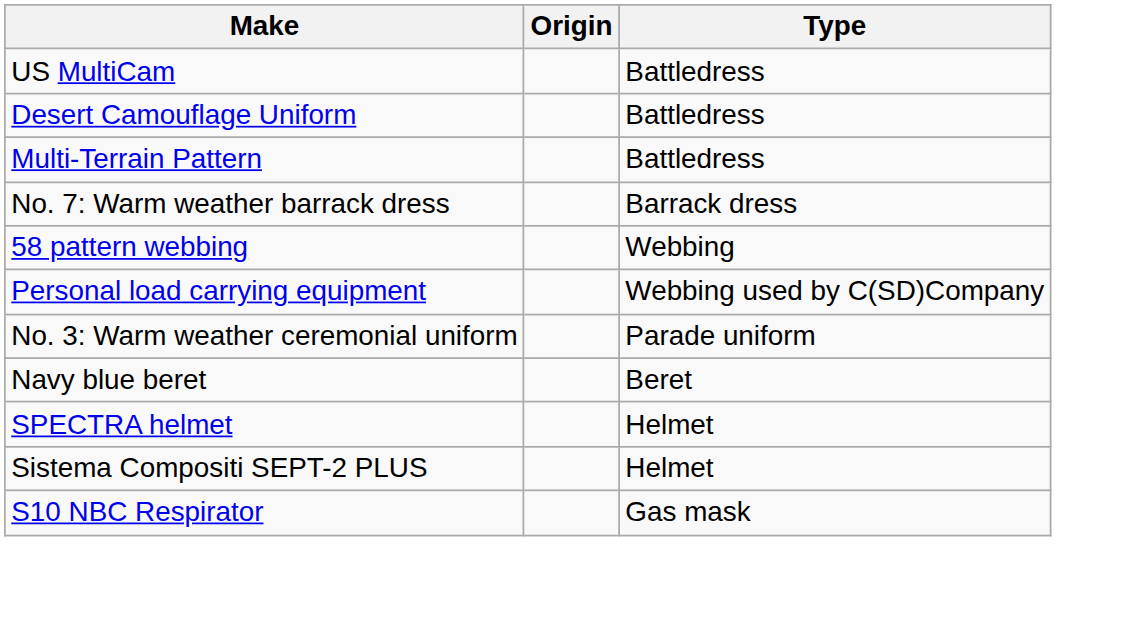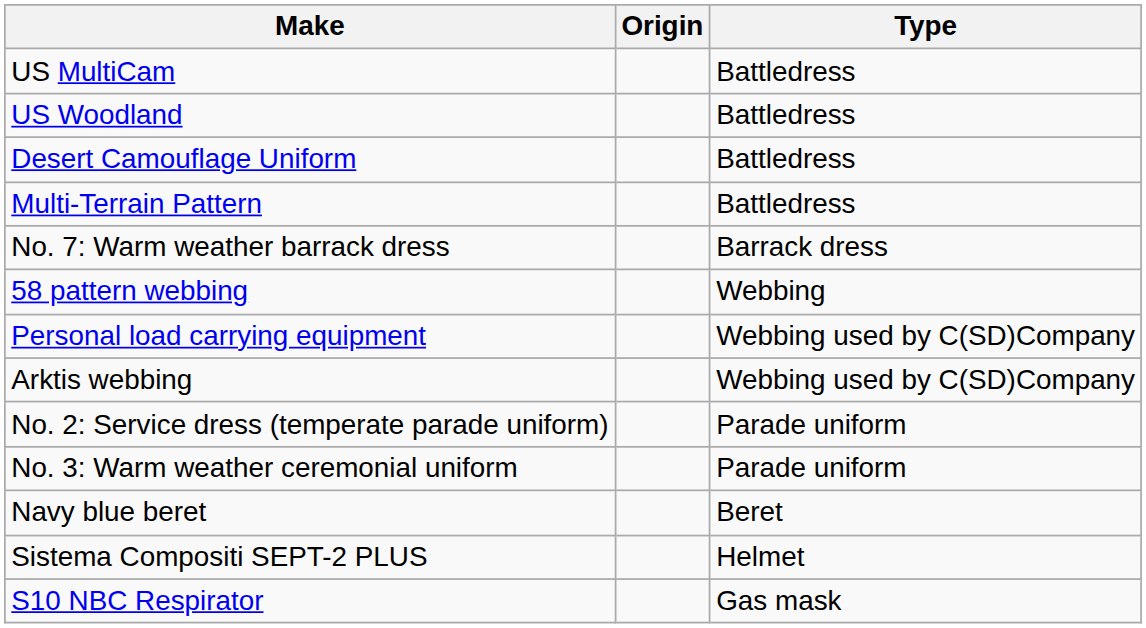+ row: (97, 114)
+ row: (102, 379)
+ row: (310, 423)
- row: (122, 423)
